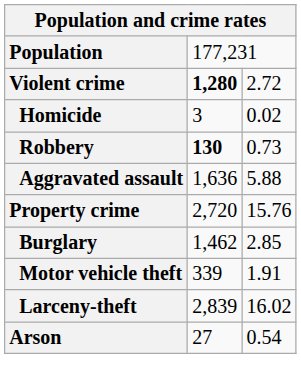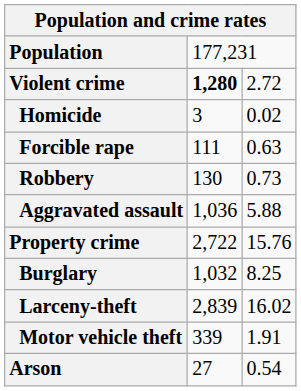+ row: (72, 147)
(207, 147) bold -> (207, 178) normal
(215, 178) 1,636 -> (215, 210) 1,036
(215, 210) 2,720 -> (215, 242) 2,722
(215, 242) 1,462 -> (215, 274) 1,032
(264, 242) 2.85 -> (264, 274) 8.25
rows swapped: (73, 305) <-> (96, 274)
